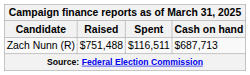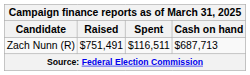(101, 45) $751,488 -> (101, 45) $751,491
